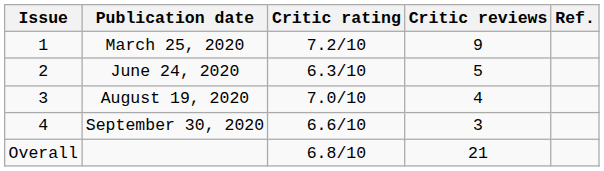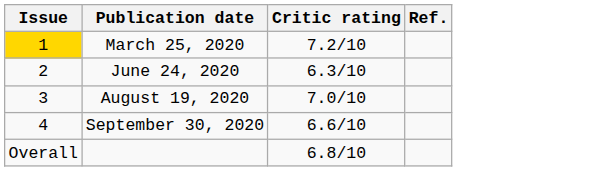- column: (478, 18)
(43, 45) no background -> (43, 45) gold background
